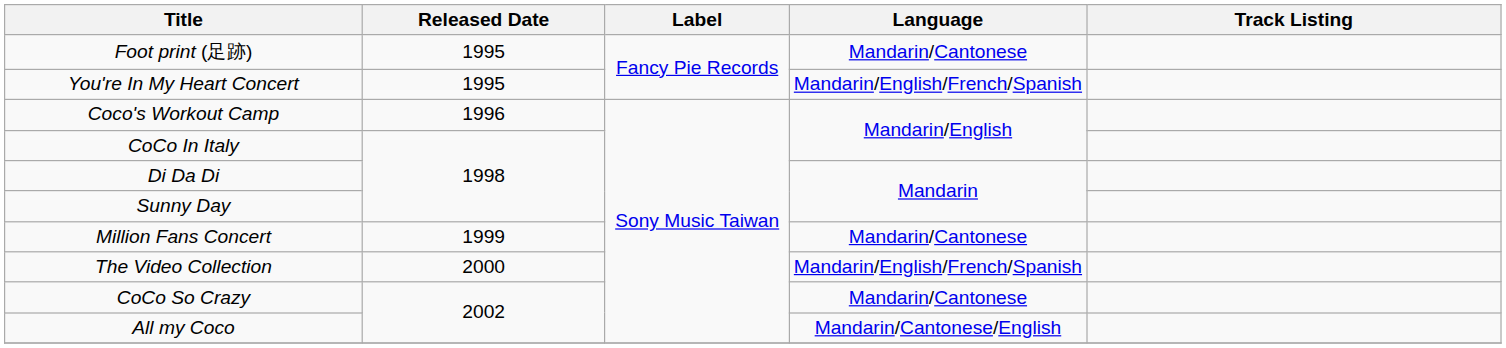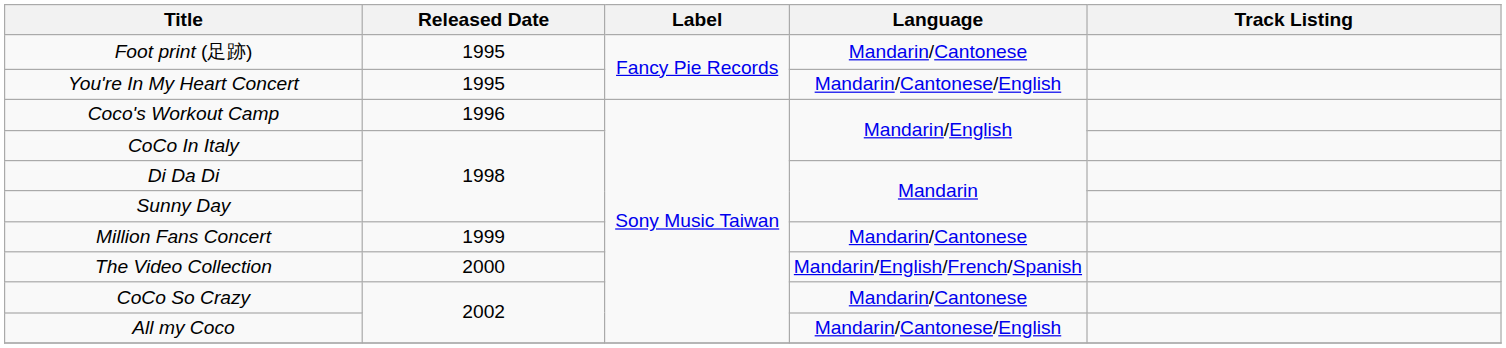(938, 84) Mandarin/English/French/Spanish -> (938, 84) Mandarin/Cantonese/English
